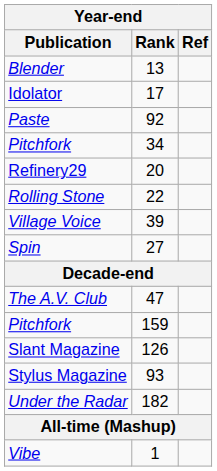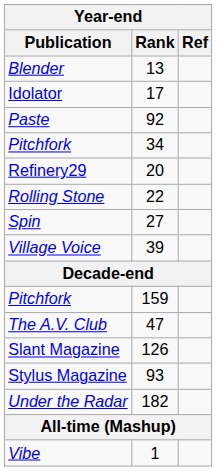rows swapped: (24, 247) <-> (54, 222)
rows swapped: (58, 299) <-> (40, 324)
